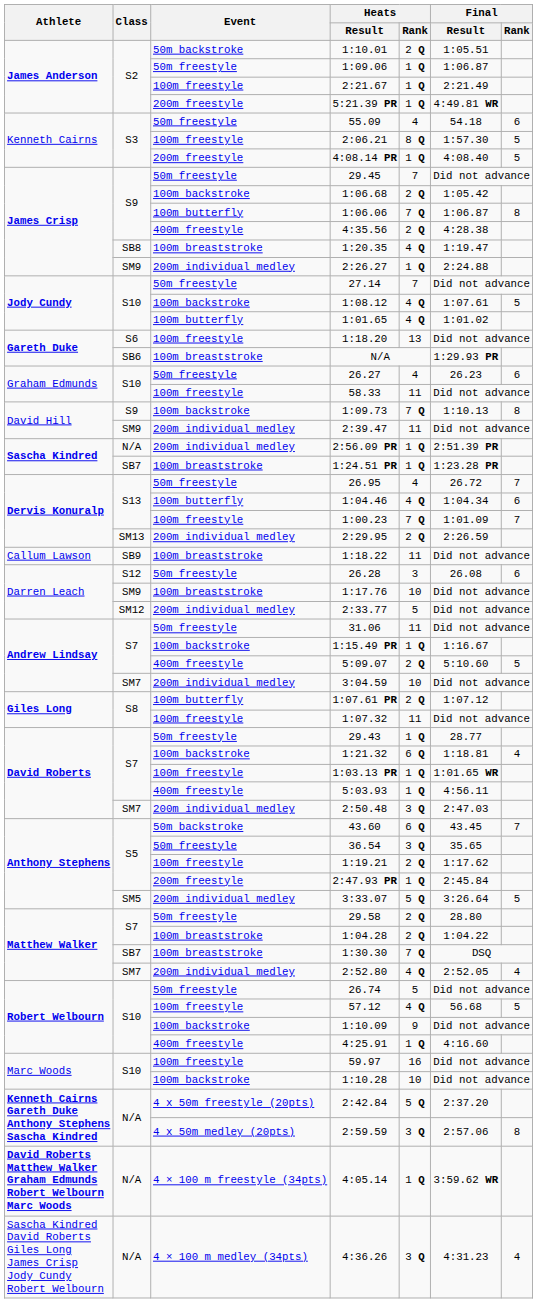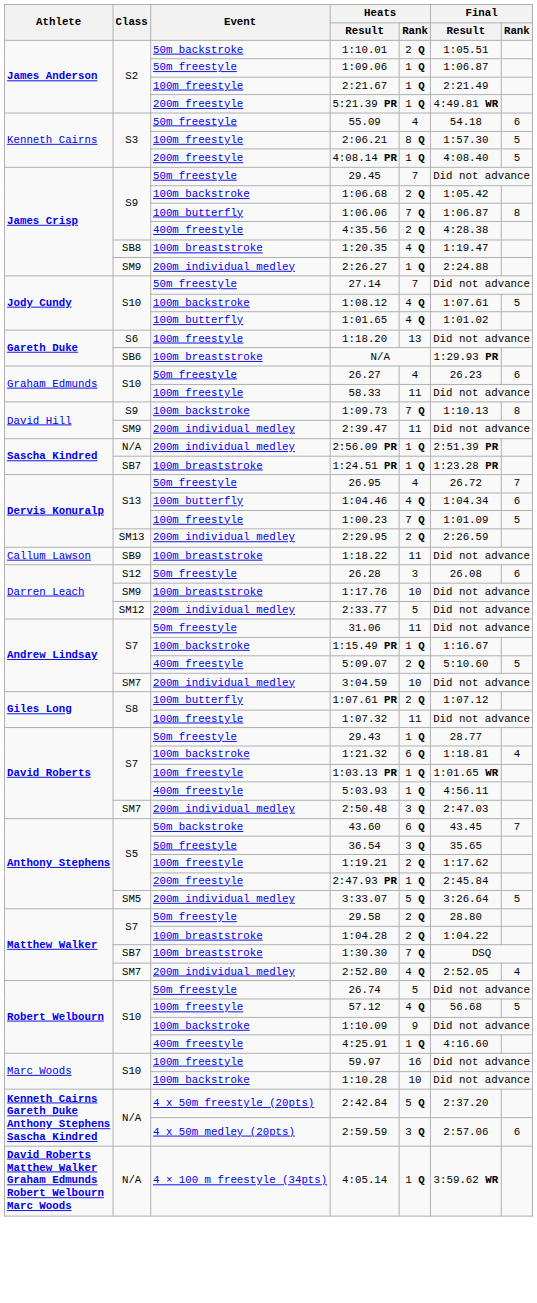(517, 520) 7 -> (517, 520) 5
(517, 1132) 8 -> (517, 1132) 6
- row: (365, 1257)
